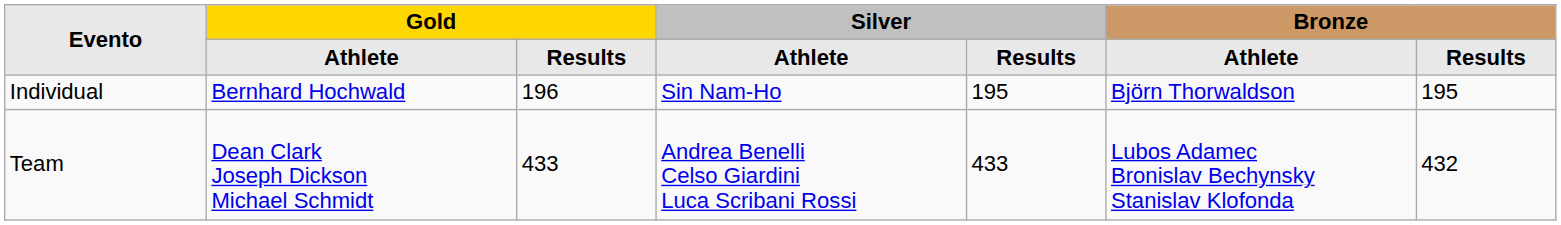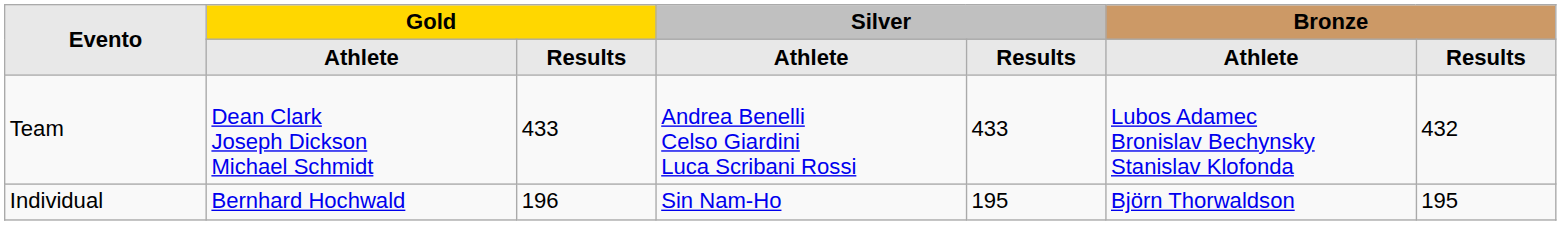rows swapped: (56, 92) <-> (37, 164)
